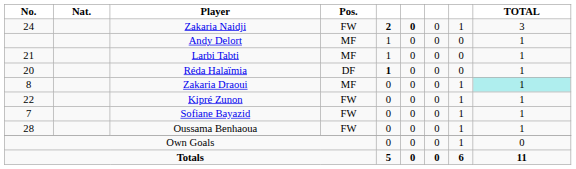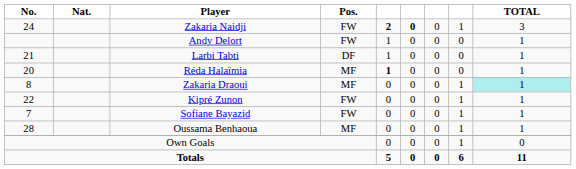(348, 41) MF -> (348, 41) FW
(348, 55) MF -> (348, 55) DF
(348, 70) DF -> (348, 70) MF
(348, 128) FW -> (348, 128) MF
